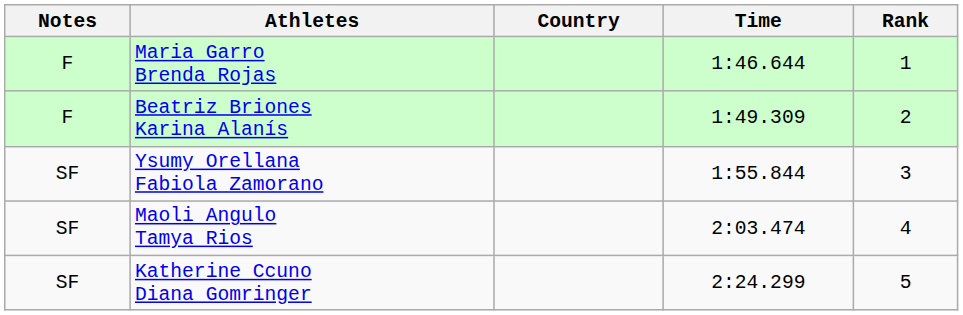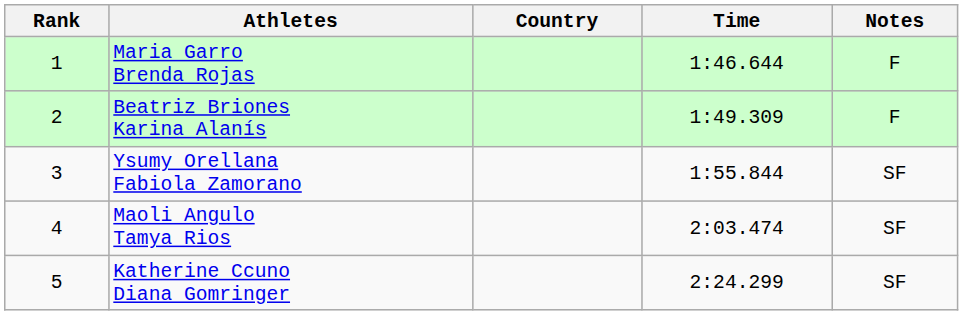columns swapped: (906, 21) <-> (68, 21)
